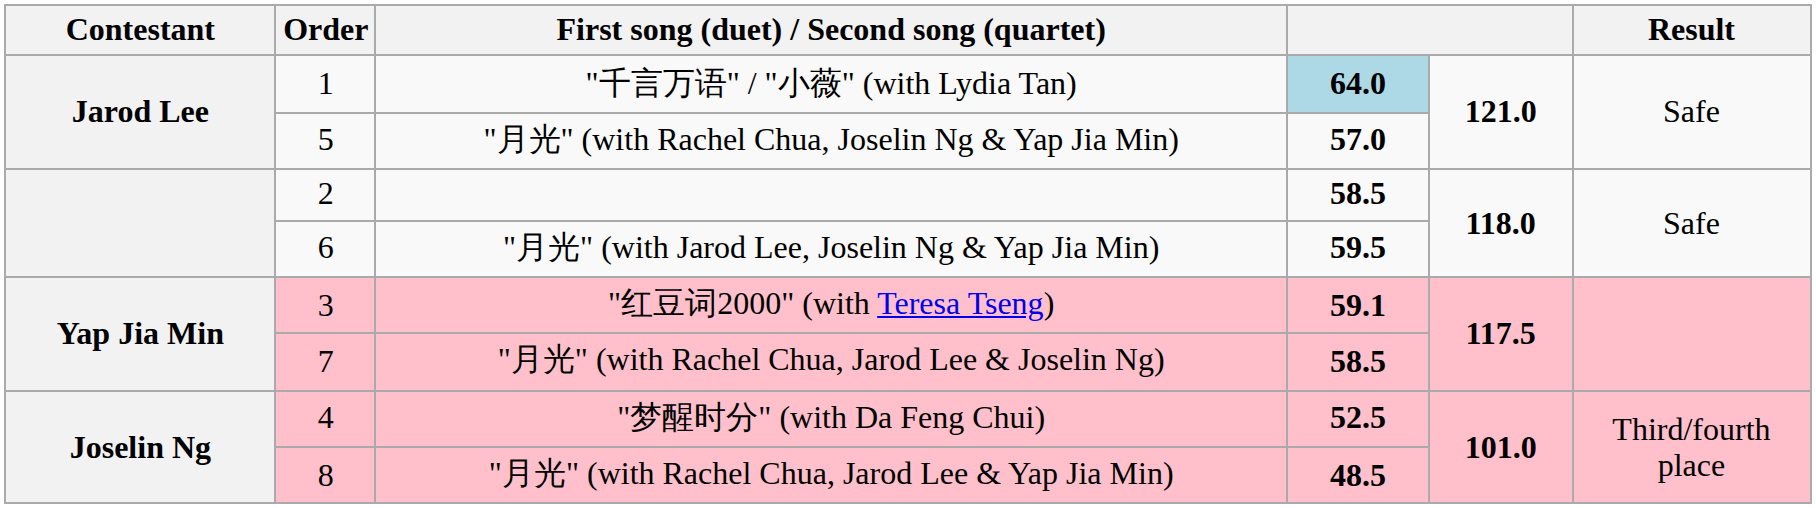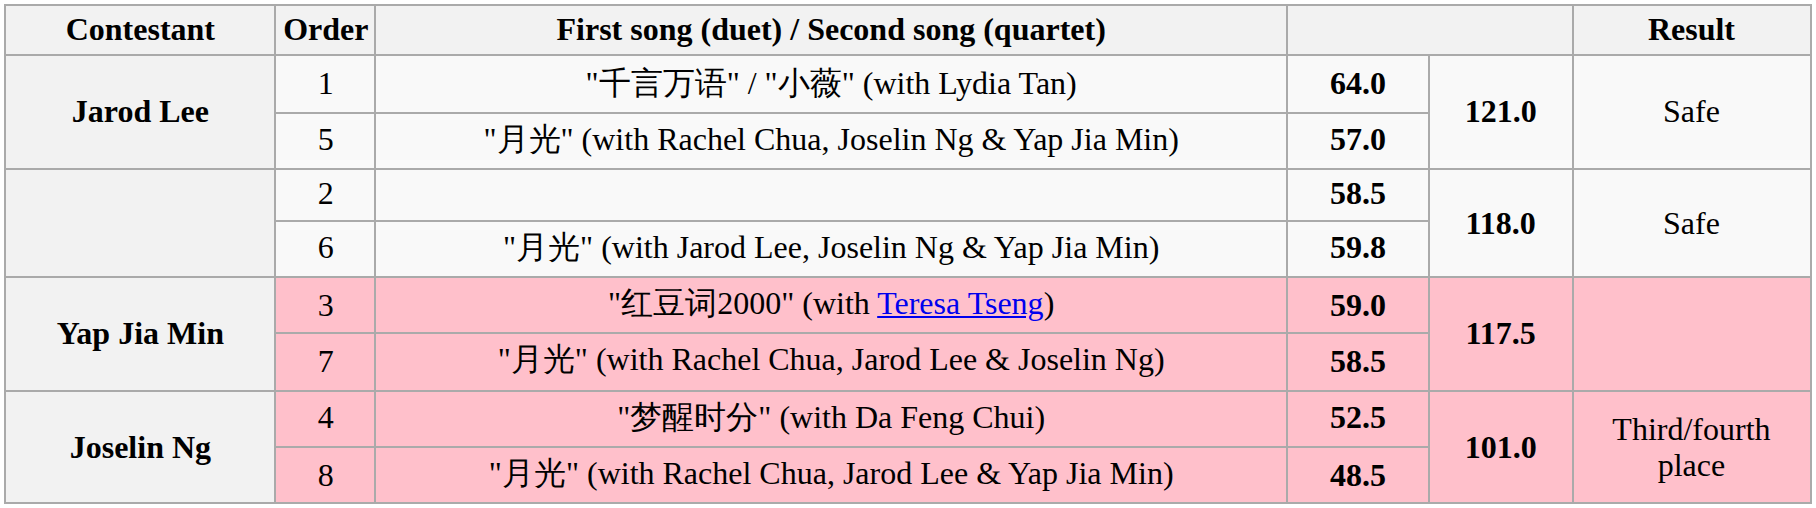(1358, 83) lightblue background -> (1358, 83) no background
(1358, 247) 59.5 -> (1358, 247) 59.8
(1358, 304) 59.1 -> (1358, 304) 59.0
